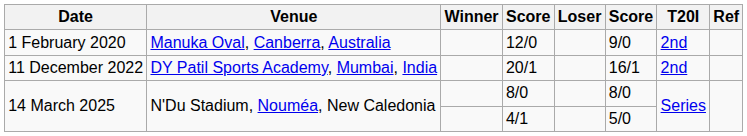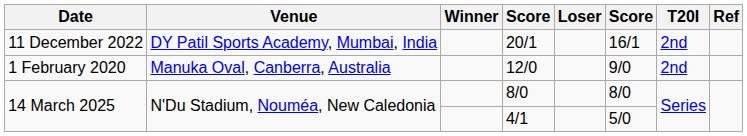rows swapped: (522, 42) <-> (522, 67)
